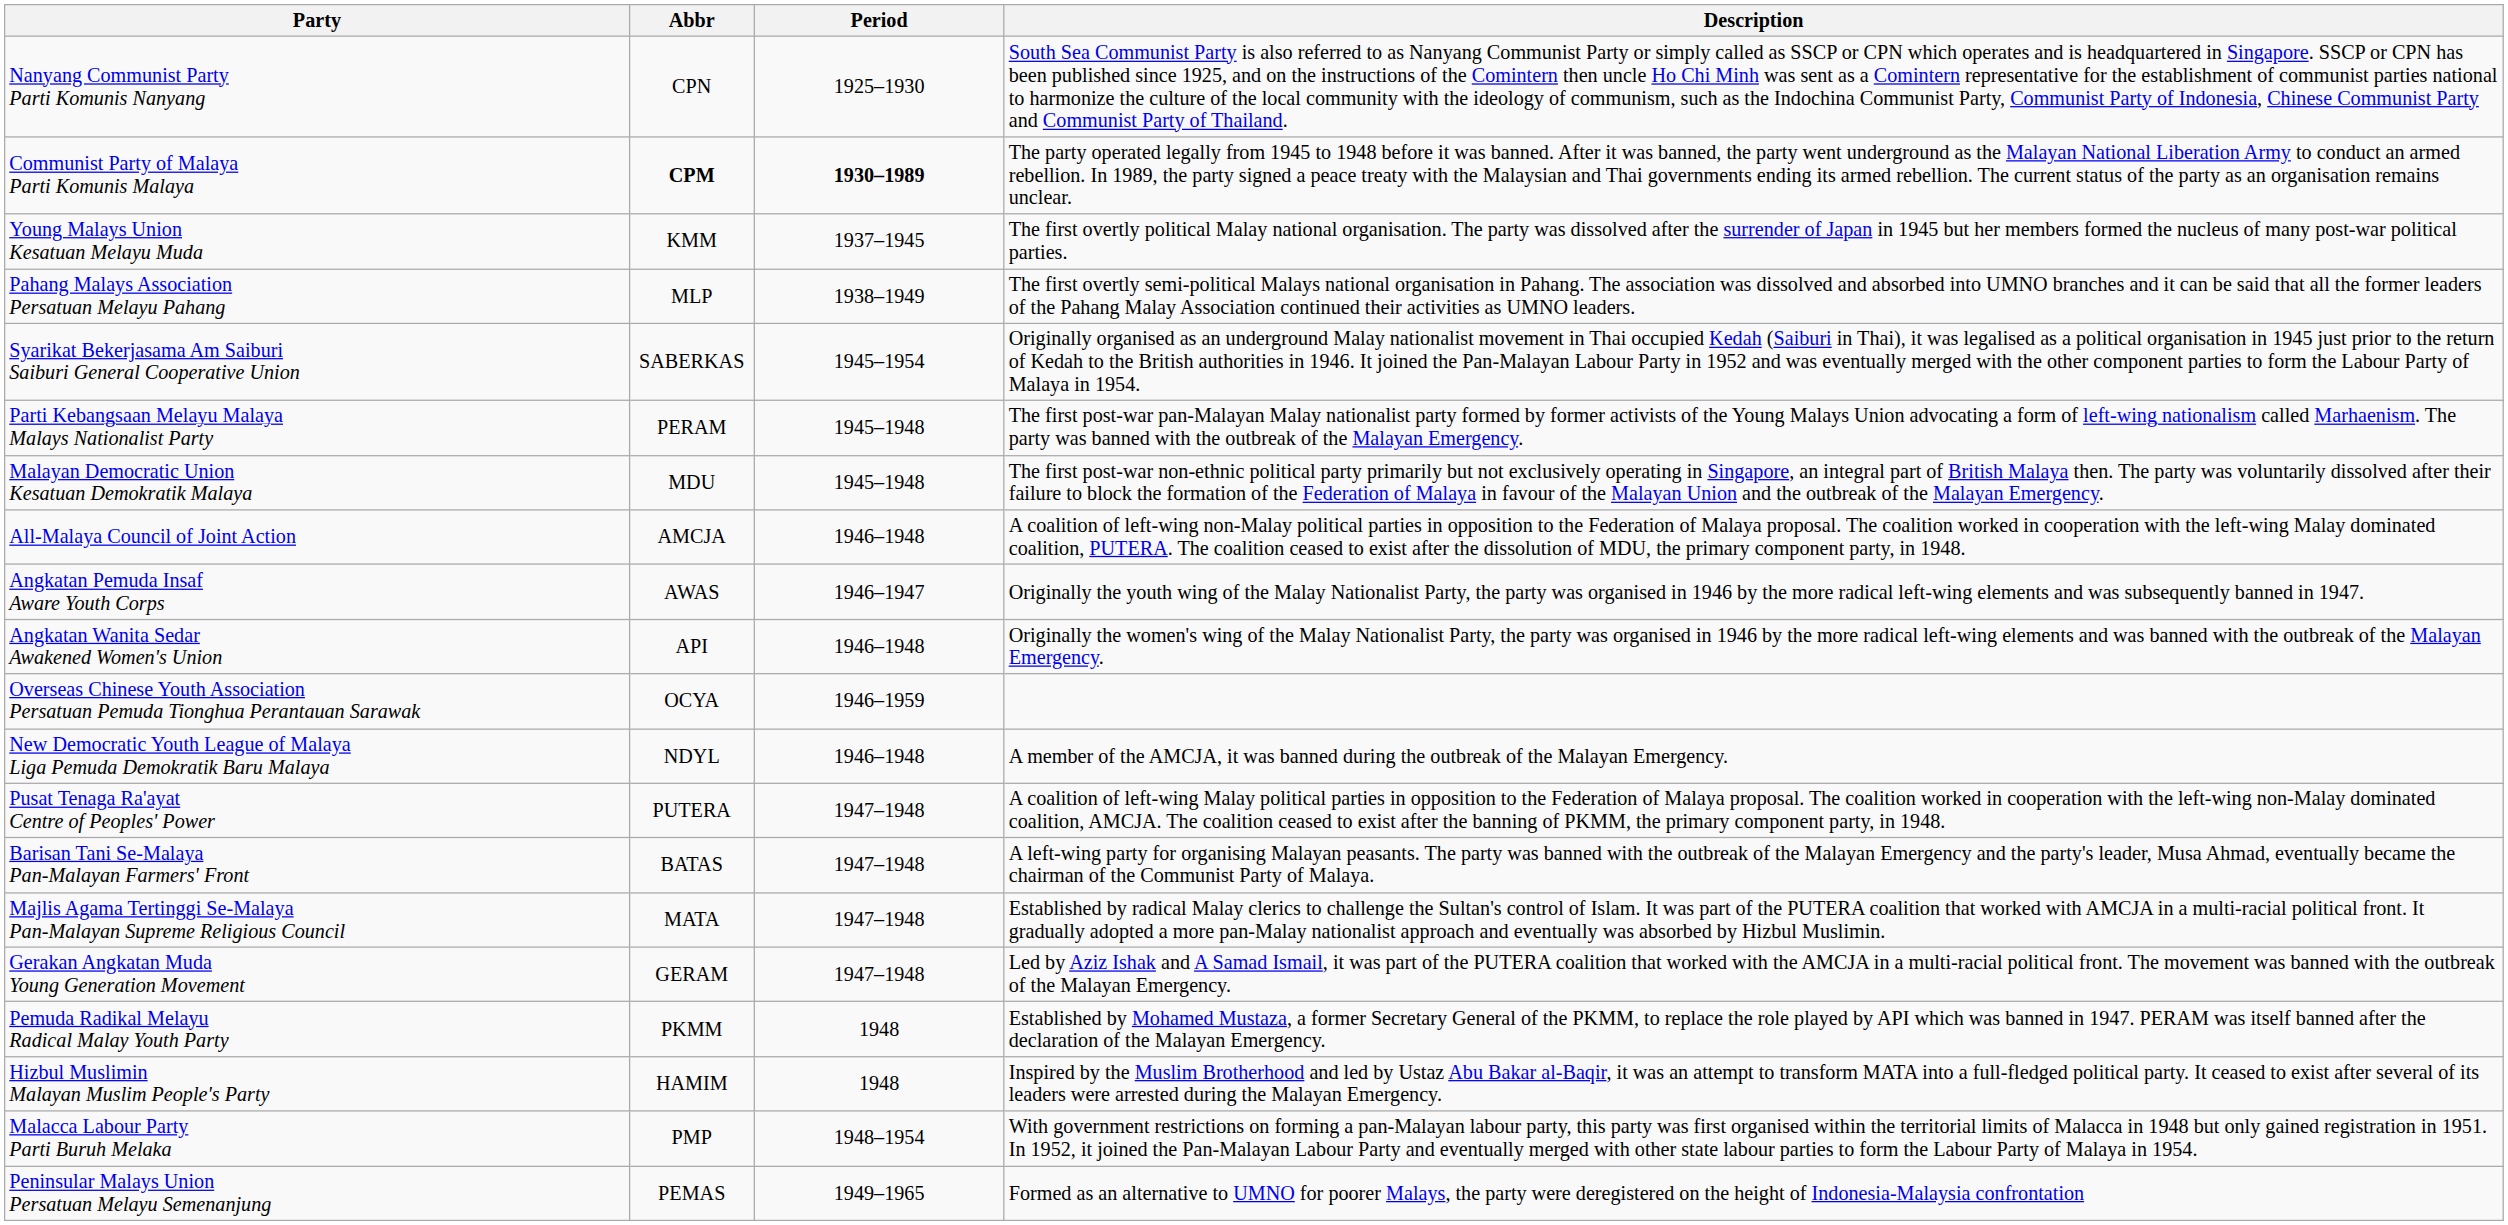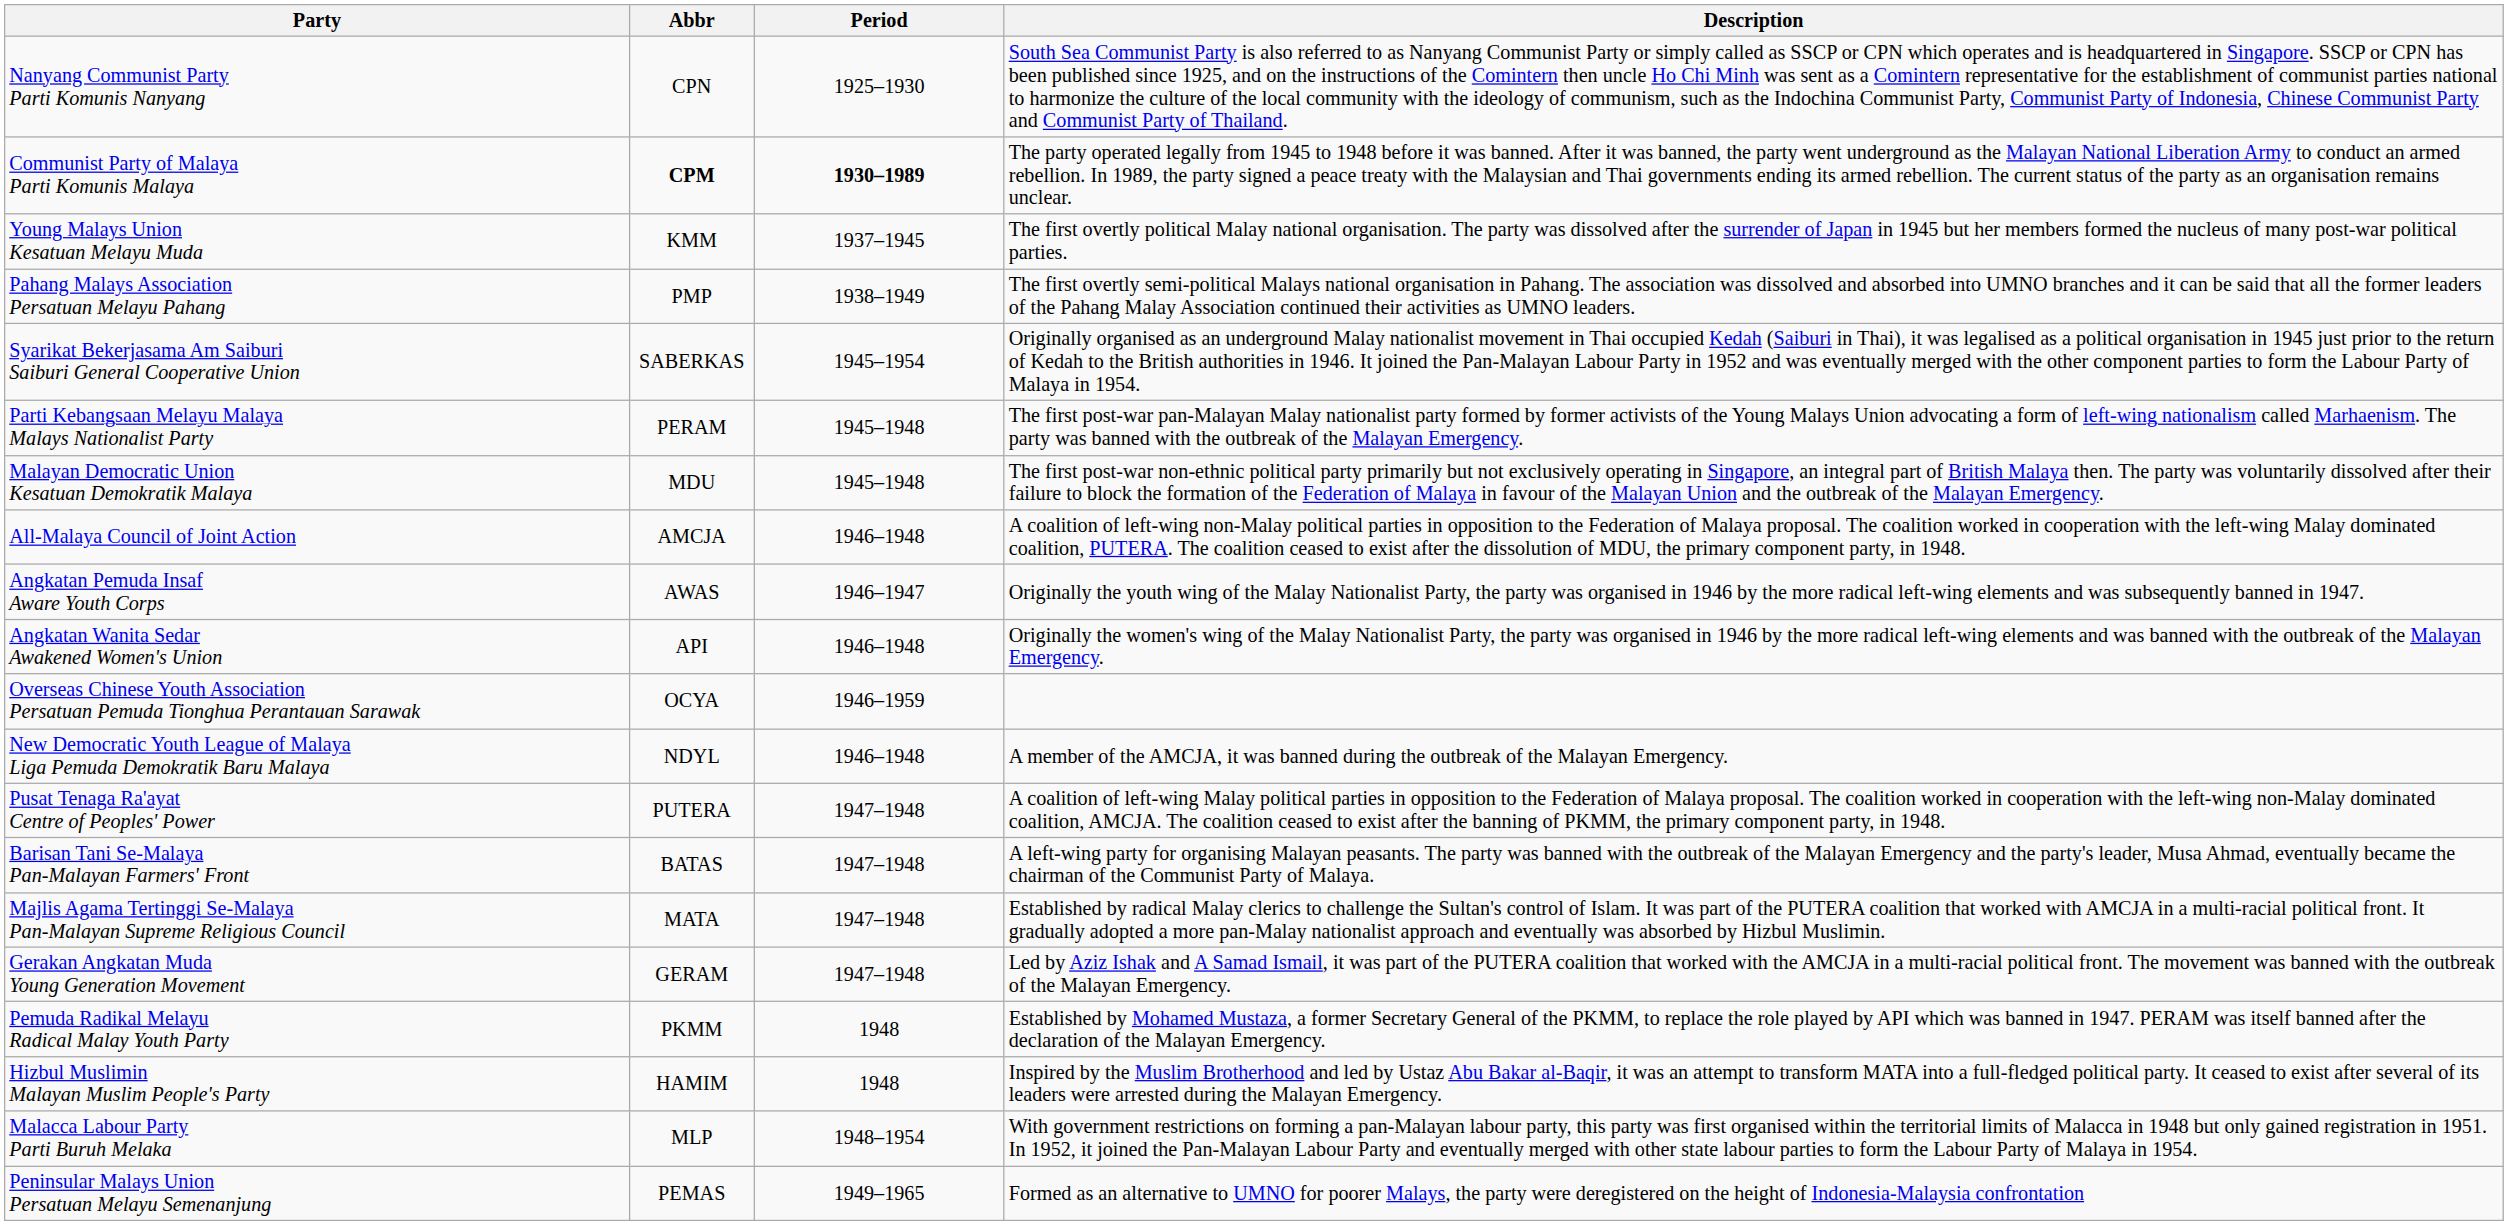(692, 295) MLP -> (692, 295) PMP
(692, 1138) PMP -> (692, 1138) MLP
